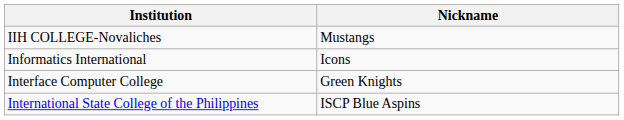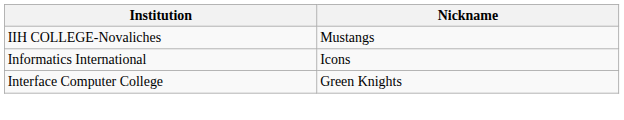- row: (133, 103)
